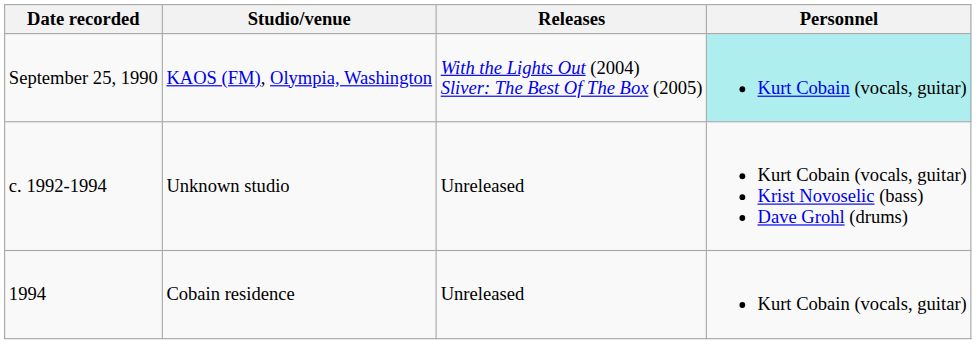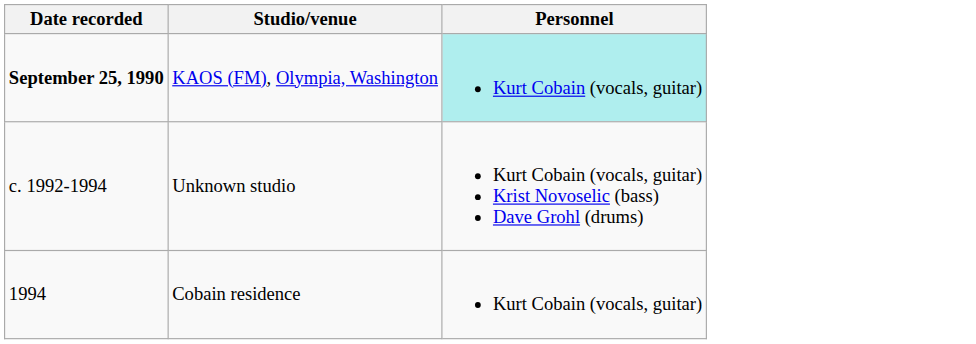- column: (572, 19)
(83, 77) normal -> (86, 77) bold
